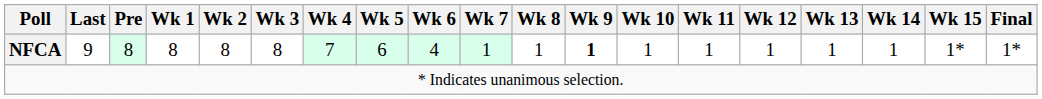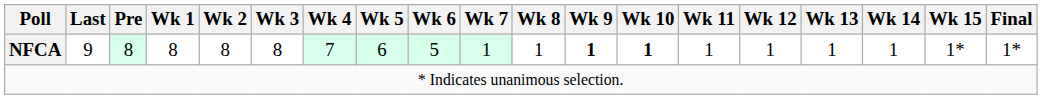(434, 49) 4 -> (434, 49) 5
(648, 49) normal -> (648, 49) bold
